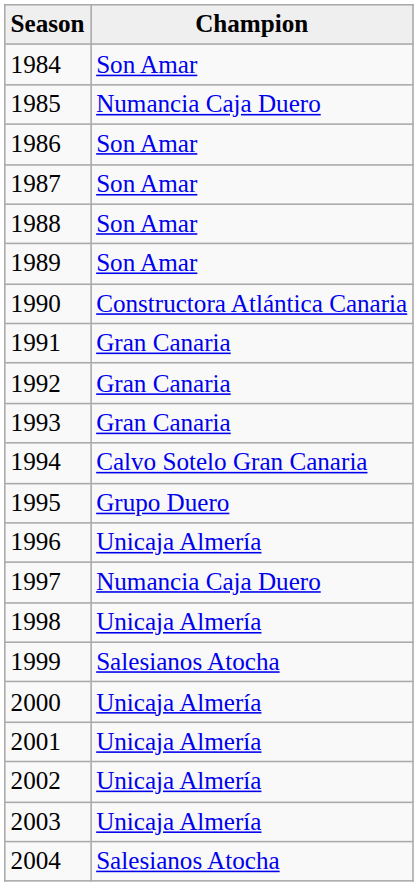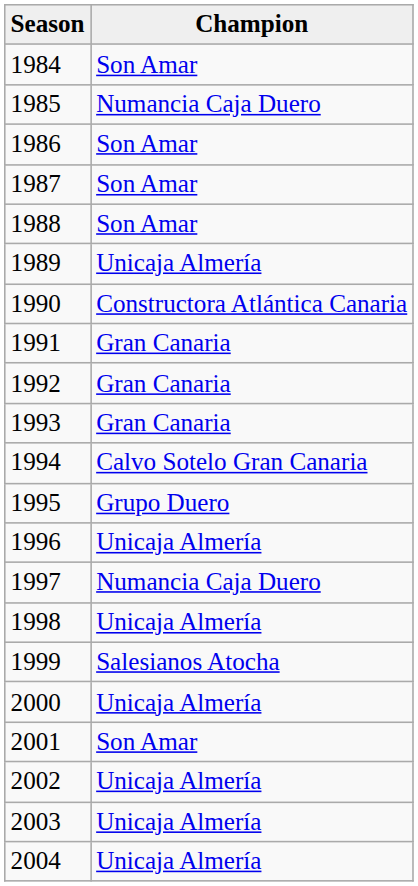(147, 263) Son Amar -> (179, 263) Unicaja Almería
(179, 741) Unicaja Almería -> (147, 741) Son Amar
(188, 861) Salesianos Atocha -> (179, 861) Unicaja Almería
